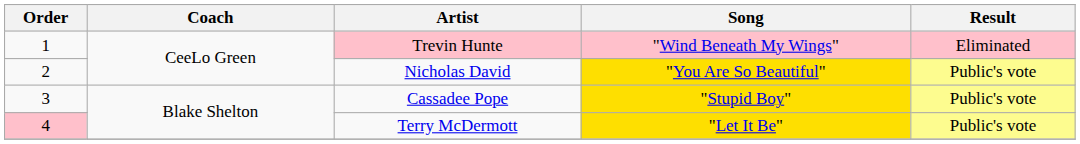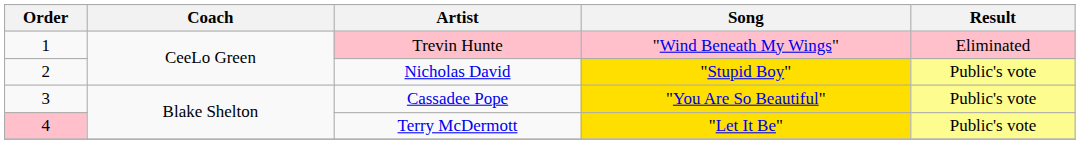(746, 71) "You Are So Beautiful" -> (746, 71) "Stupid Boy"
(746, 98) "Stupid Boy" -> (746, 98) "You Are So Beautiful"
